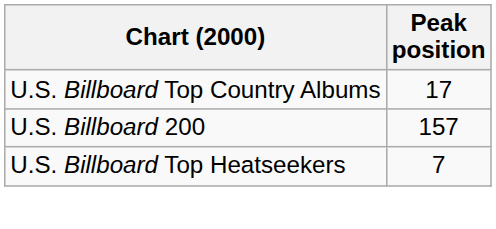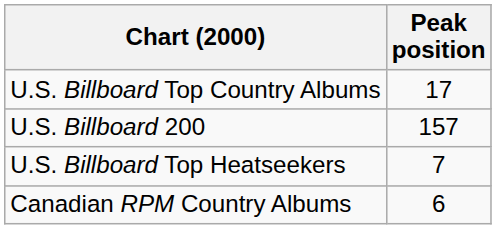+ row: (181, 204)
